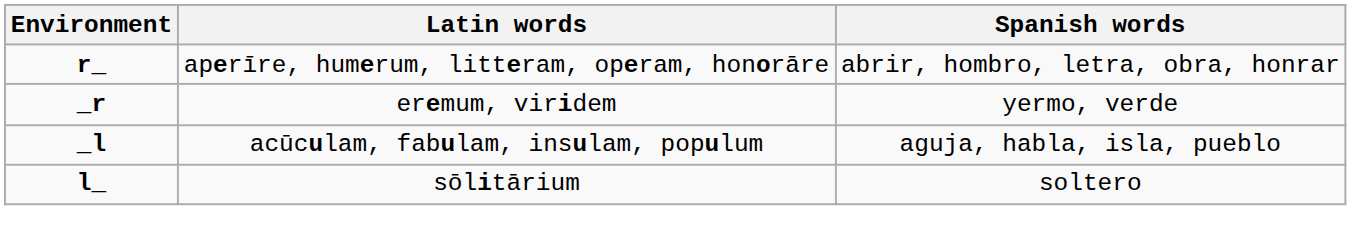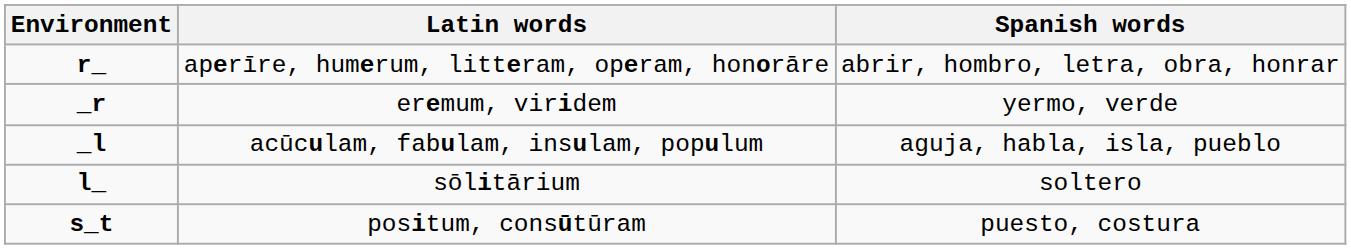+ row: (507, 224)
